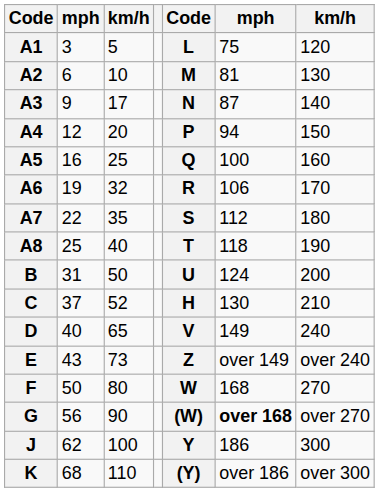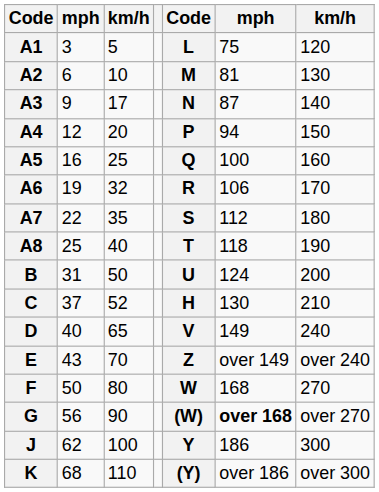(118, 359) 73 -> (118, 359) 70
